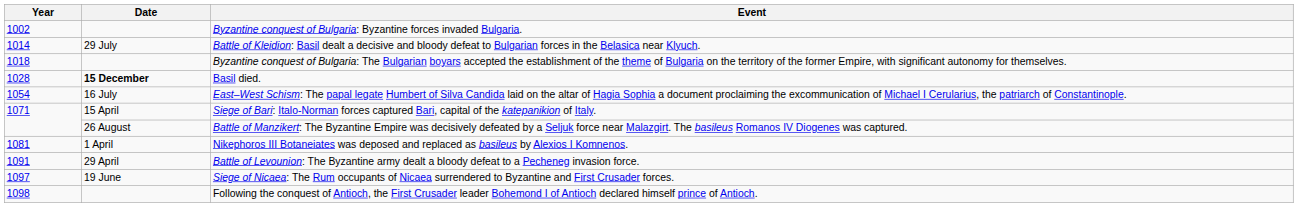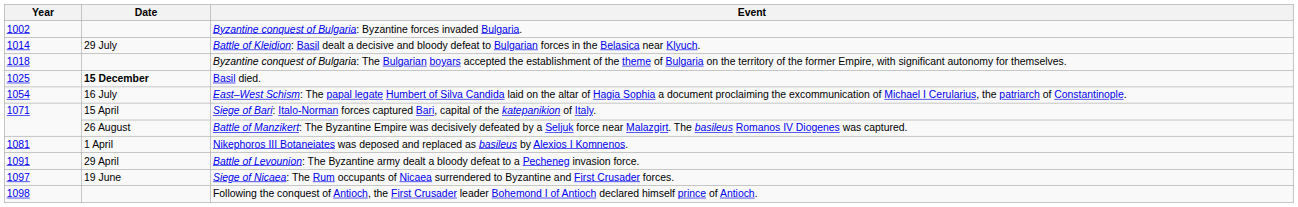(18, 78) 1028 -> (18, 78) 1025
